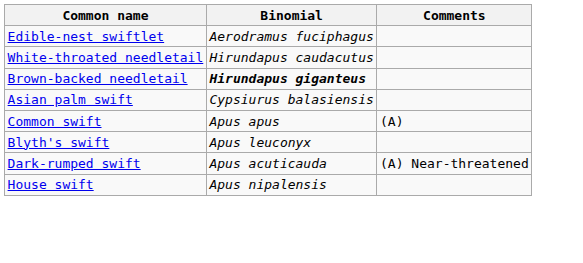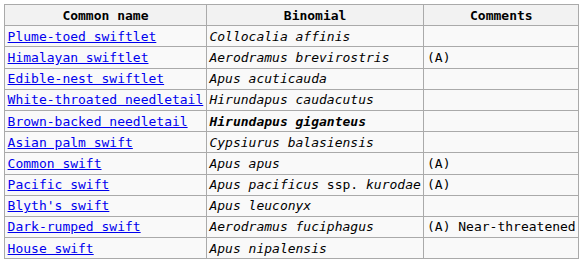+ row: (82, 36)
+ row: (78, 57)
(292, 36) Aerodramus fuciphagus -> (268, 79) Apus acuticauda
+ row: (58, 185)
(268, 163) Apus acuticauda -> (292, 227) Aerodramus fuciphagus
